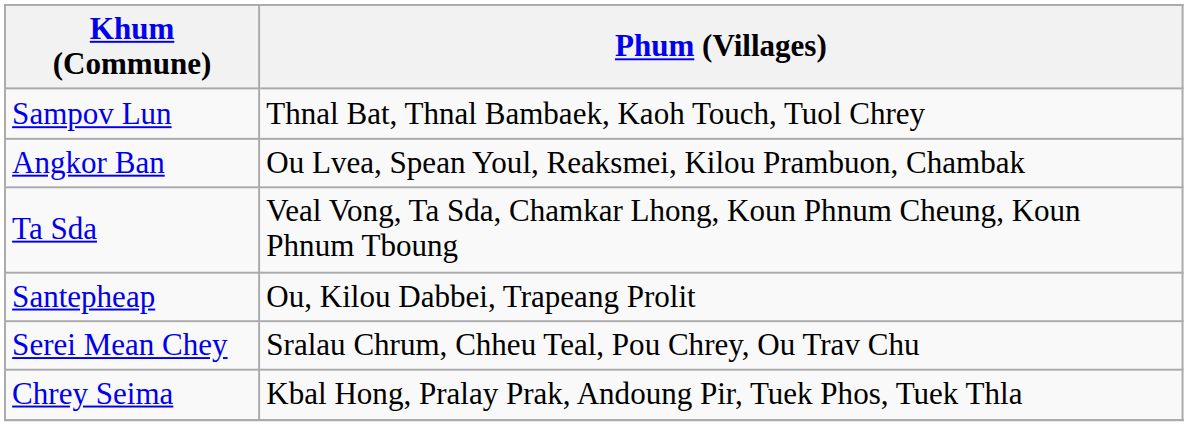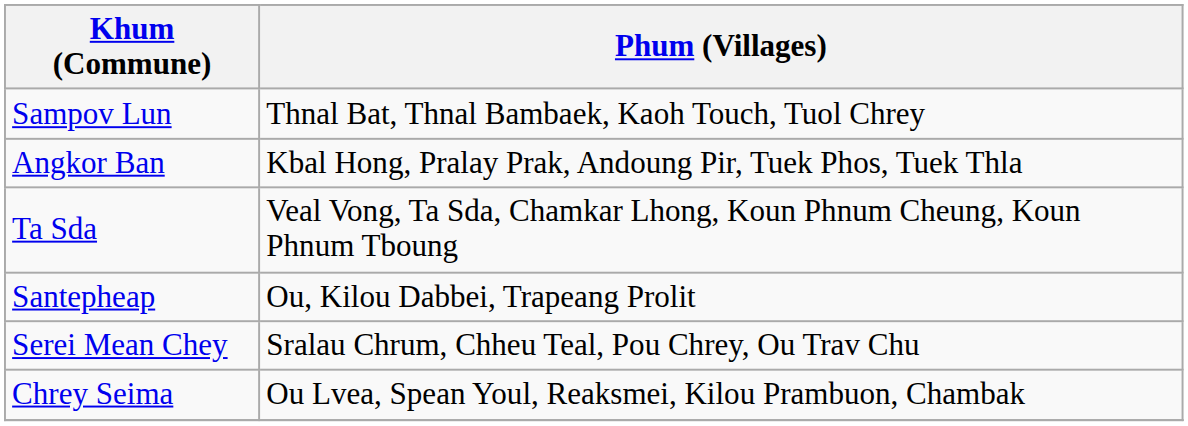(646, 162) Ou Lvea, Spean Youl, Reaksmei, Kilou Prambuon, Chambak -> (644, 162) Kbal Hong, Pralay Prak, Andoung Pir, Tuek Phos, Tuek Thla
(644, 394) Kbal Hong, Pralay Prak, Andoung Pir, Tuek Phos, Tuek Thla -> (646, 394) Ou Lvea, Spean Youl, Reaksmei, Kilou Prambuon, Chambak
